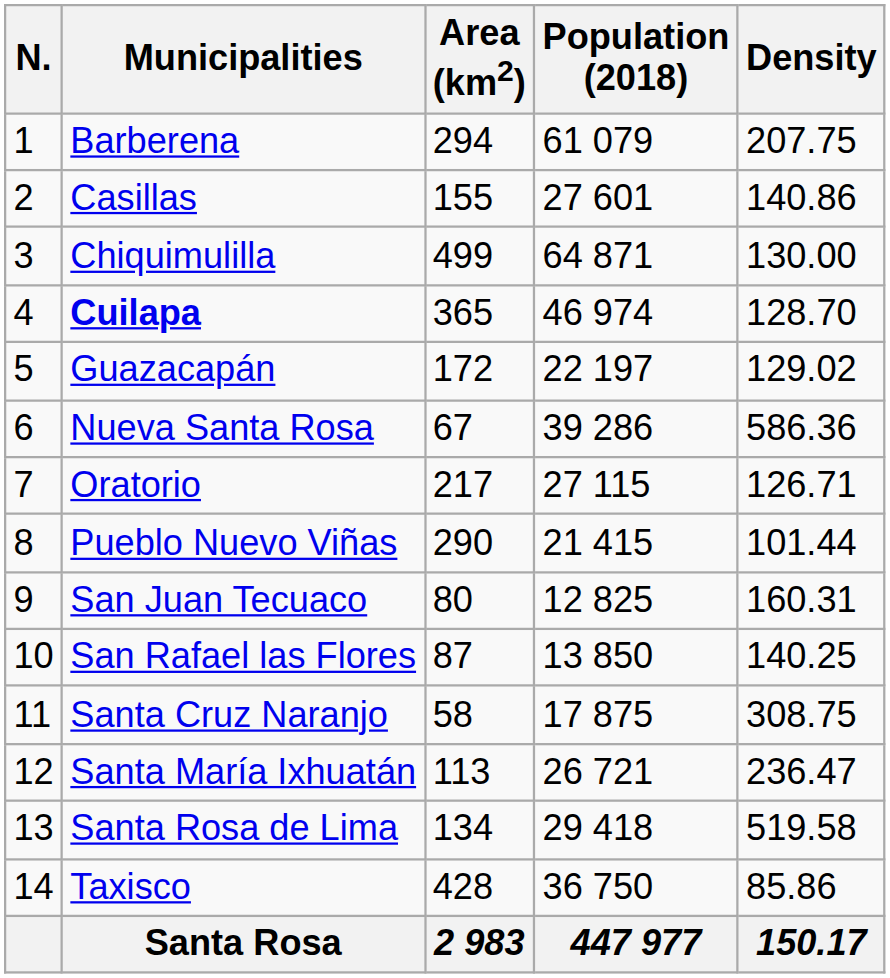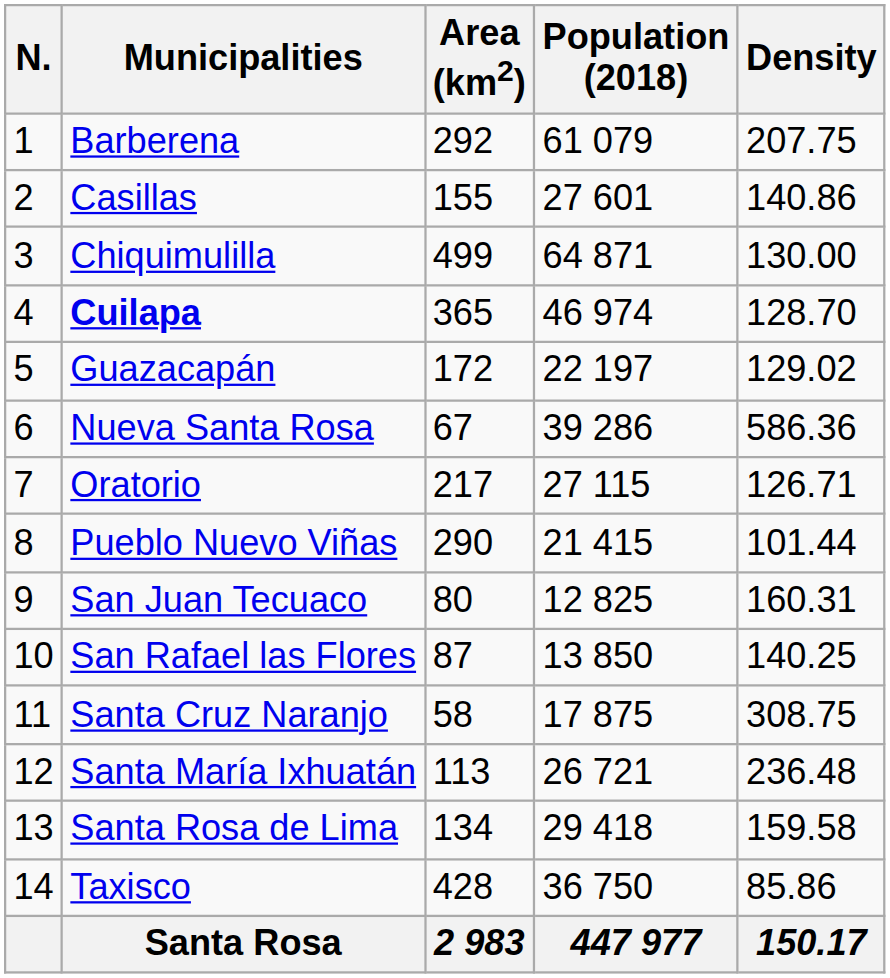(463, 140) 294 -> (463, 140) 292
(801, 771) 236.47 -> (801, 771) 236.48
(801, 829) 519.58 -> (801, 829) 159.58
